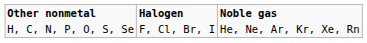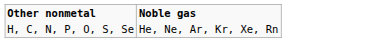- column: (161, 13)
